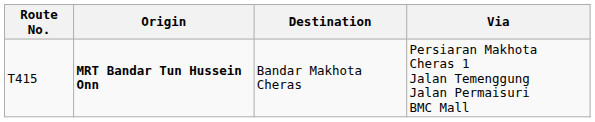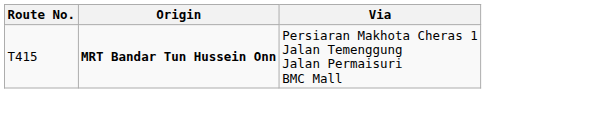- column: (330, 22)
